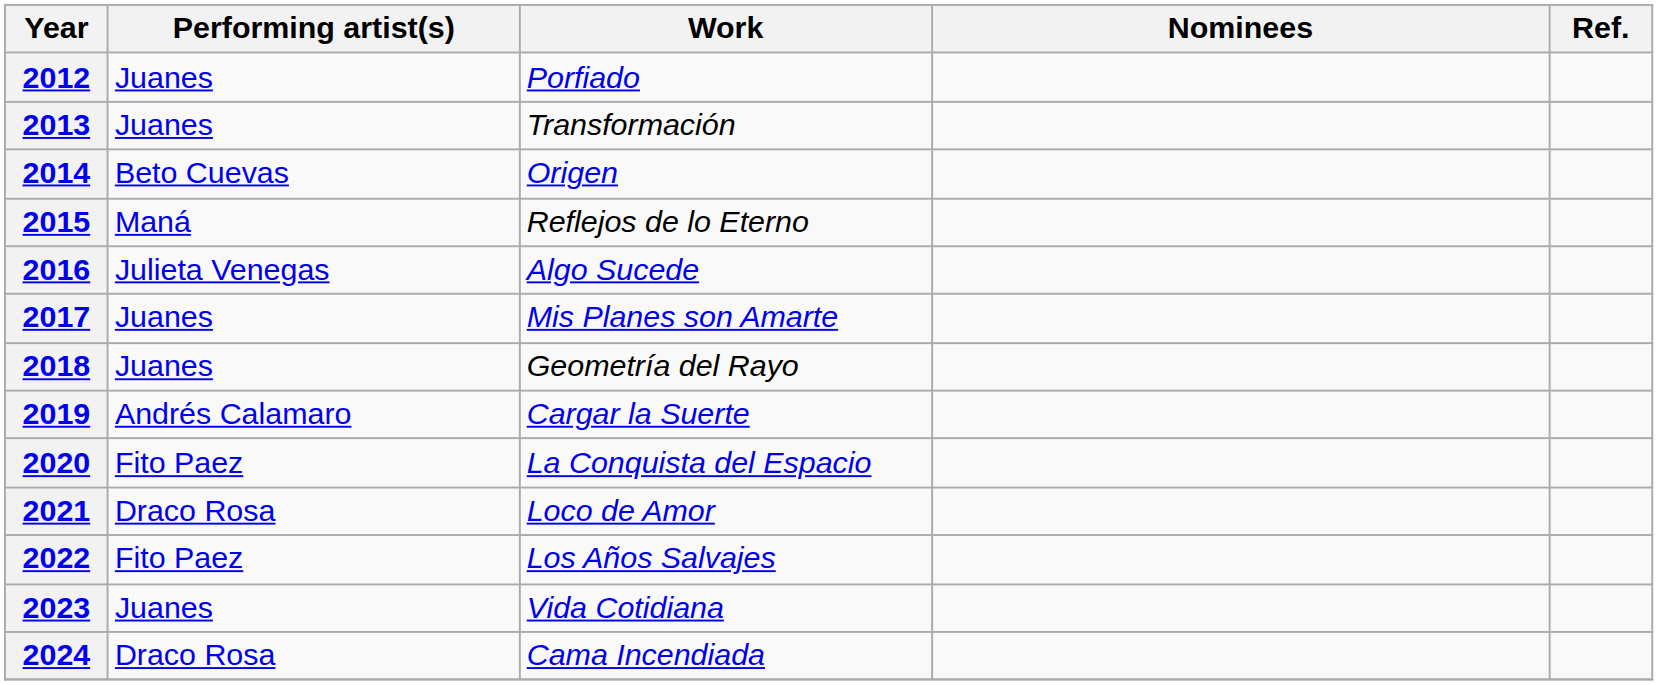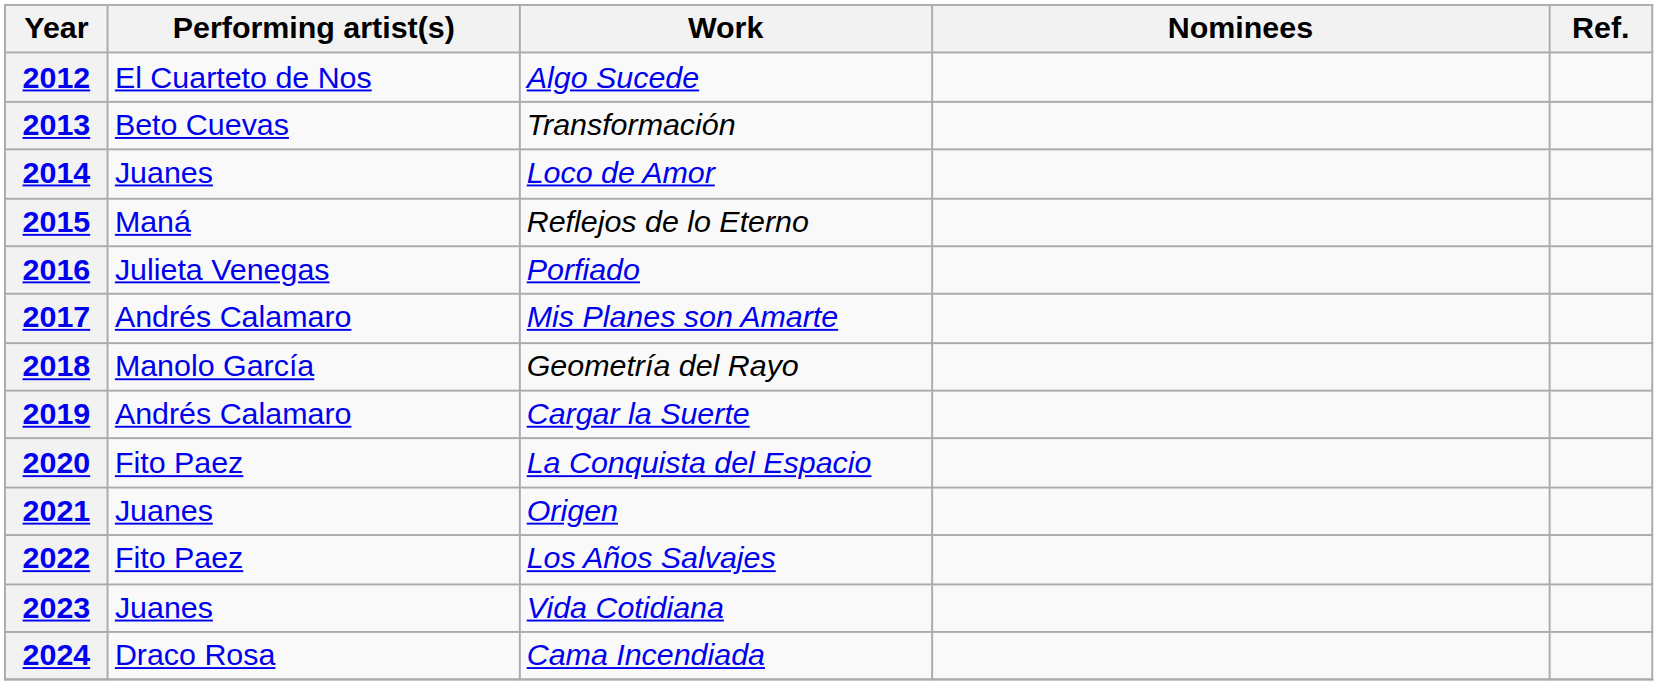(164, 76) Juanes -> (243, 76) El Cuarteto de Nos
(583, 76) Porfiado -> (613, 76) Algo Sucede
(164, 125) Juanes -> (202, 125) Beto Cuevas
(202, 173) Beto Cuevas -> (164, 173) Juanes
(572, 173) Origen -> (621, 173) Loco de Amor
(613, 269) Algo Sucede -> (583, 269) Porfiado
(164, 317) Juanes -> (233, 317) Andrés Calamaro
(164, 366) Juanes -> (215, 366) Manolo García
(195, 510) Draco Rosa -> (164, 510) Juanes
(621, 510) Loco de Amor -> (572, 510) Origen
